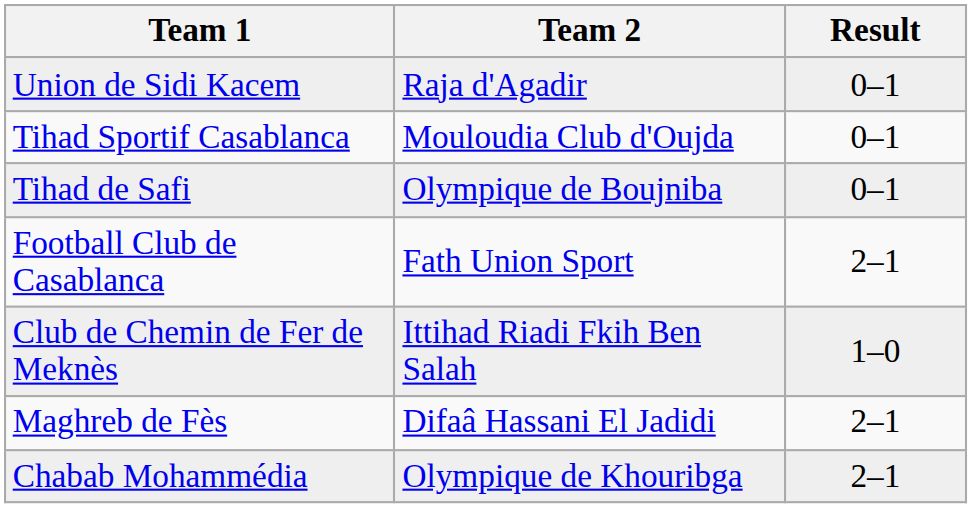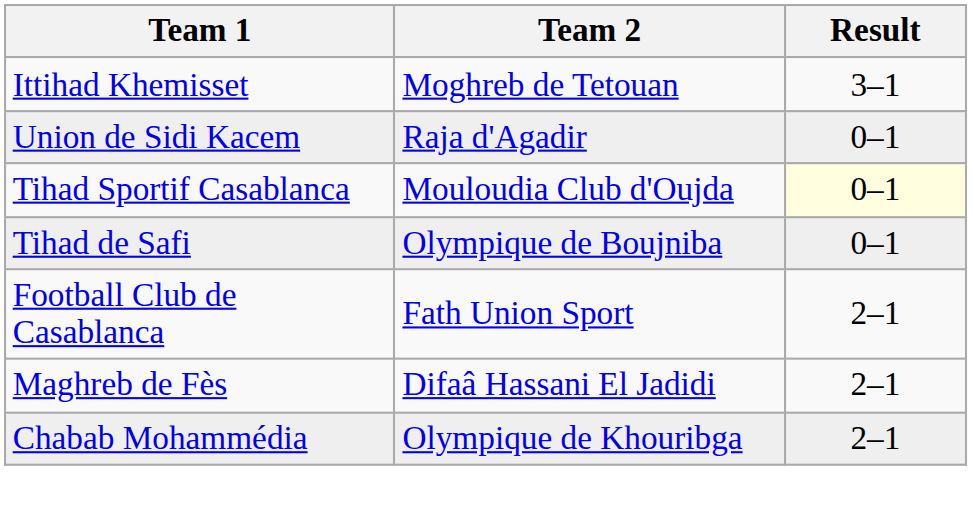+ row: (131, 83)
(875, 136) no background -> (875, 189) lightyellow background
- row: (188, 350)
